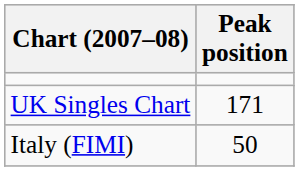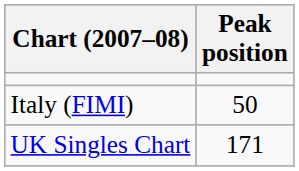rows swapped: (72, 144) <-> (101, 104)
